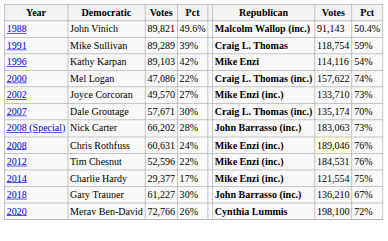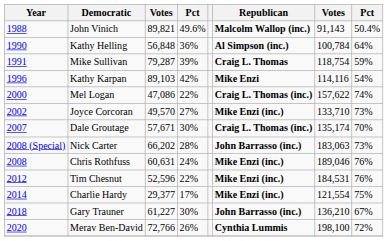+ row: (99, 45)
(161, 45) 89,289 -> (161, 62) 79,287
(333, 145) lightyellow background -> (333, 161) no background
